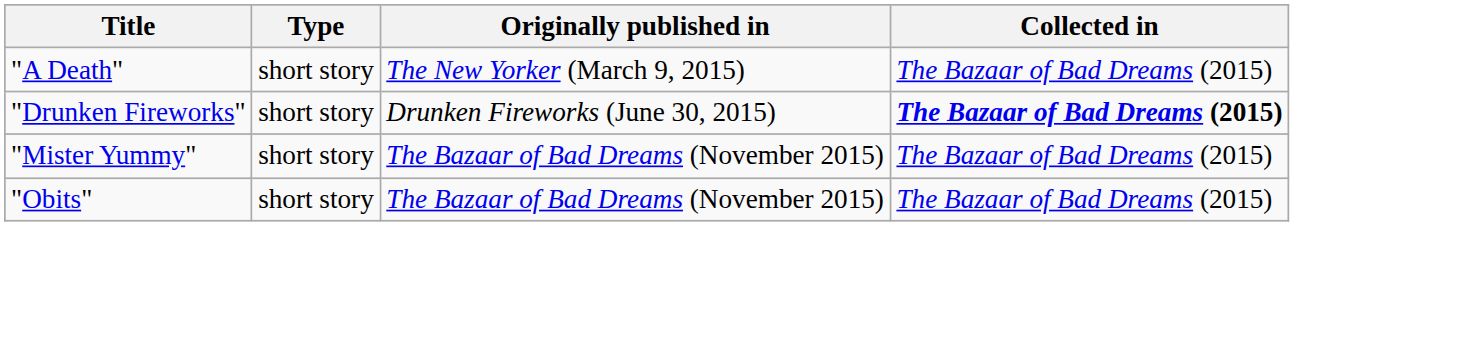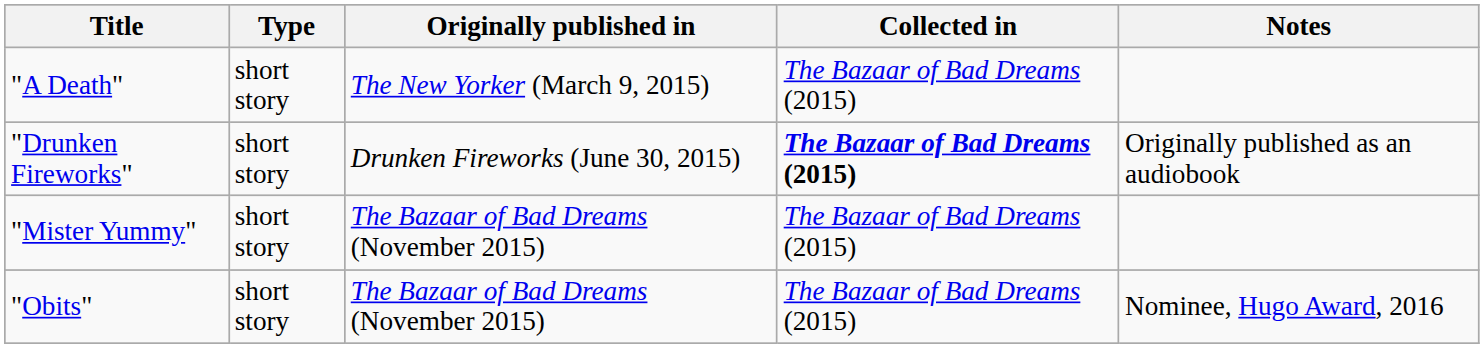+ column: (1299, 26)
